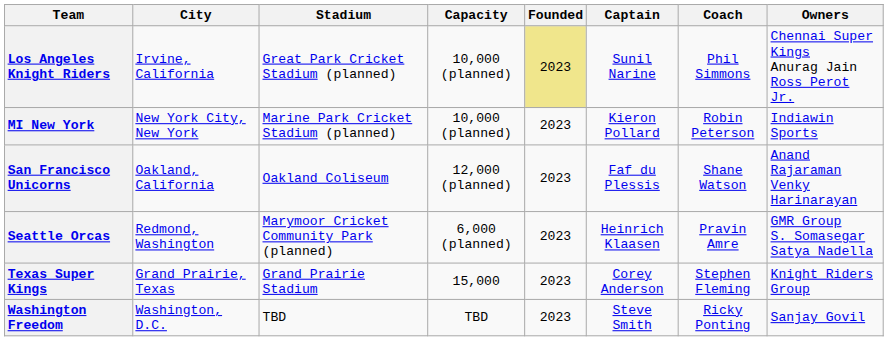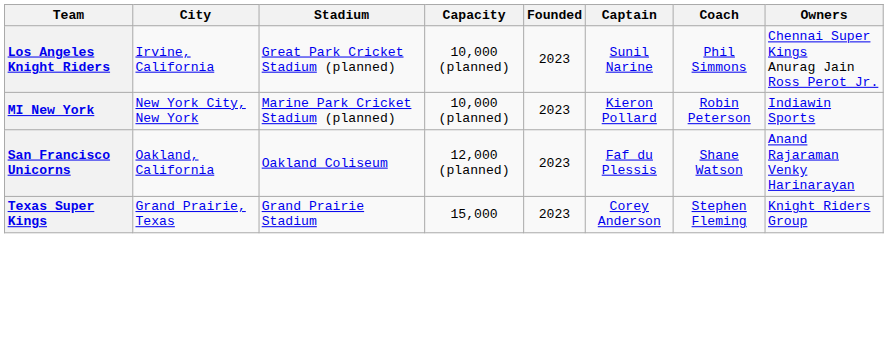(555, 67) khaki background -> (554, 59) no background
- row: (59, 237)
- row: (47, 318)
